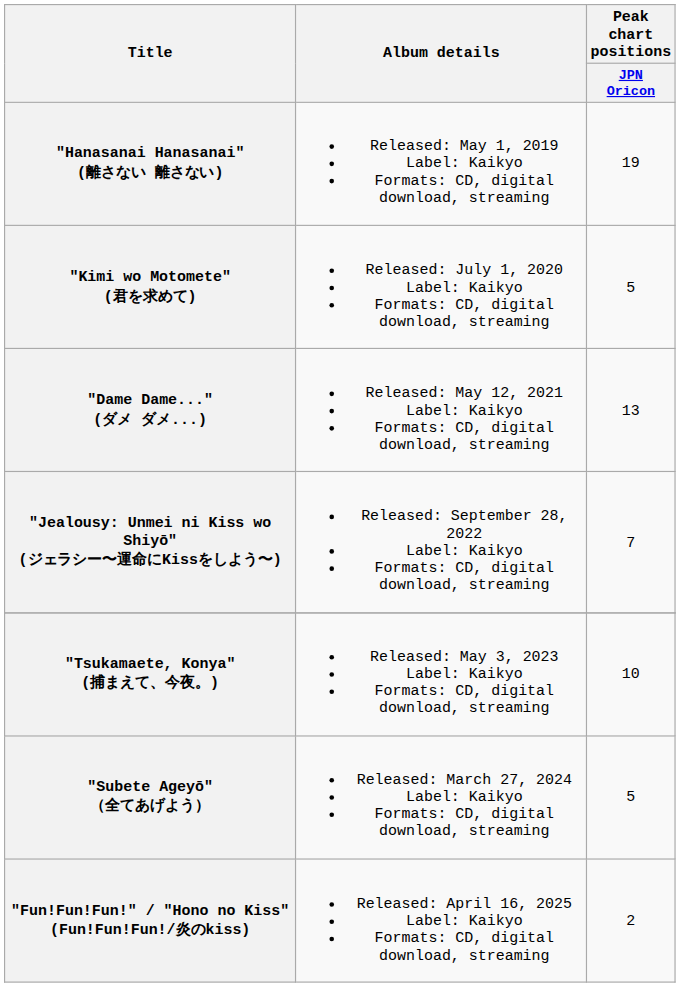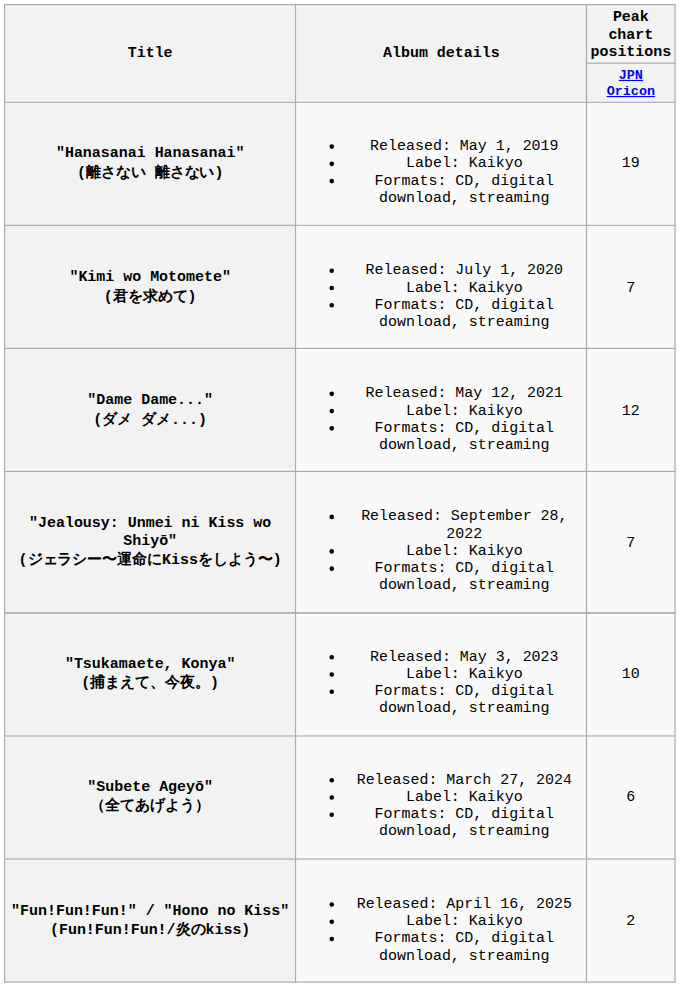(631, 287) 5 -> (631, 287) 7
(631, 410) 13 -> (631, 410) 12
(631, 797) 5 -> (631, 797) 6
